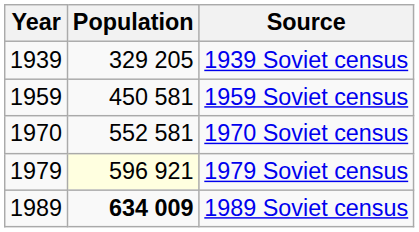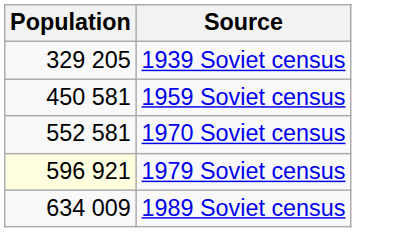- column: (36, 23)
(151, 208) bold -> (89, 208) normal
